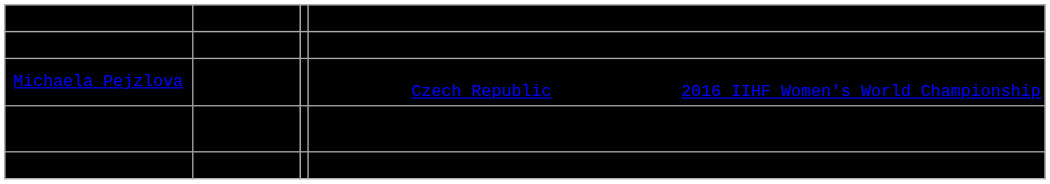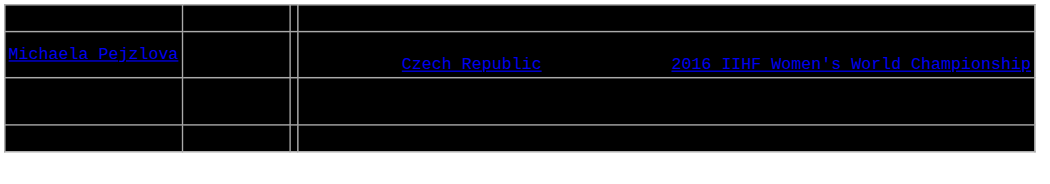- row: (98, 45)
(676, 165) normal -> (666, 138) bold
